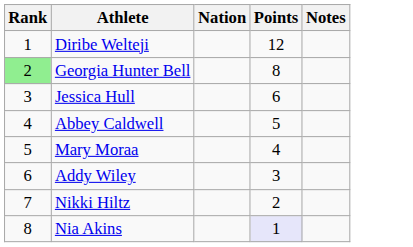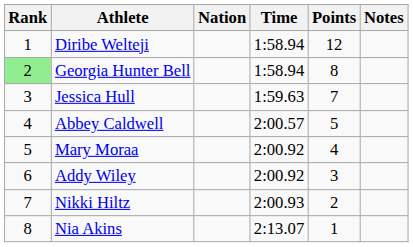+ column: (279, 17)
(276, 96) 6 -> (334, 96) 7
(276, 228) lavender background -> (334, 228) no background
